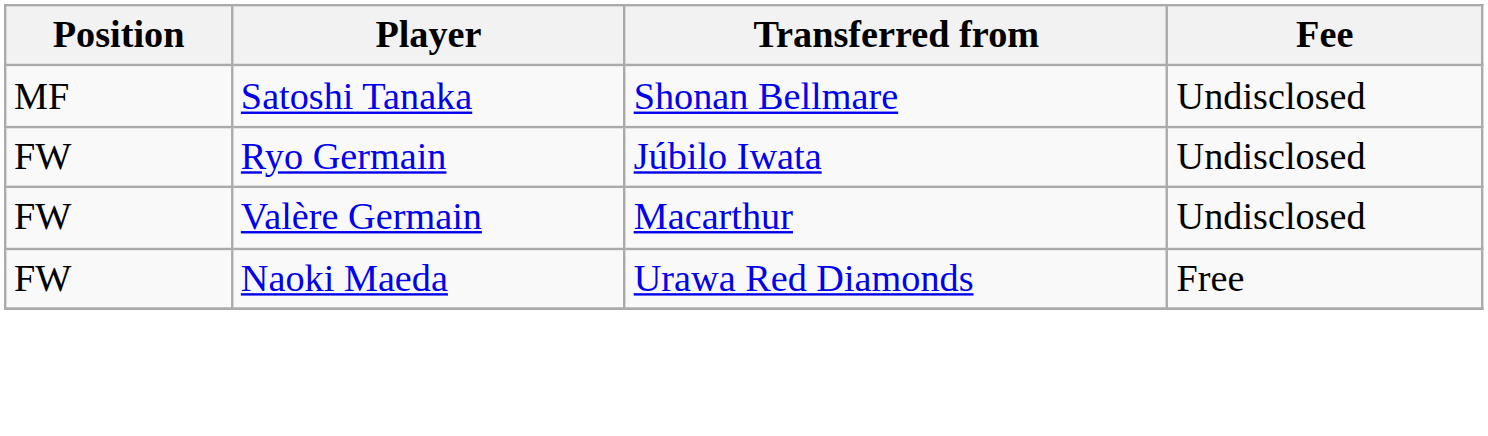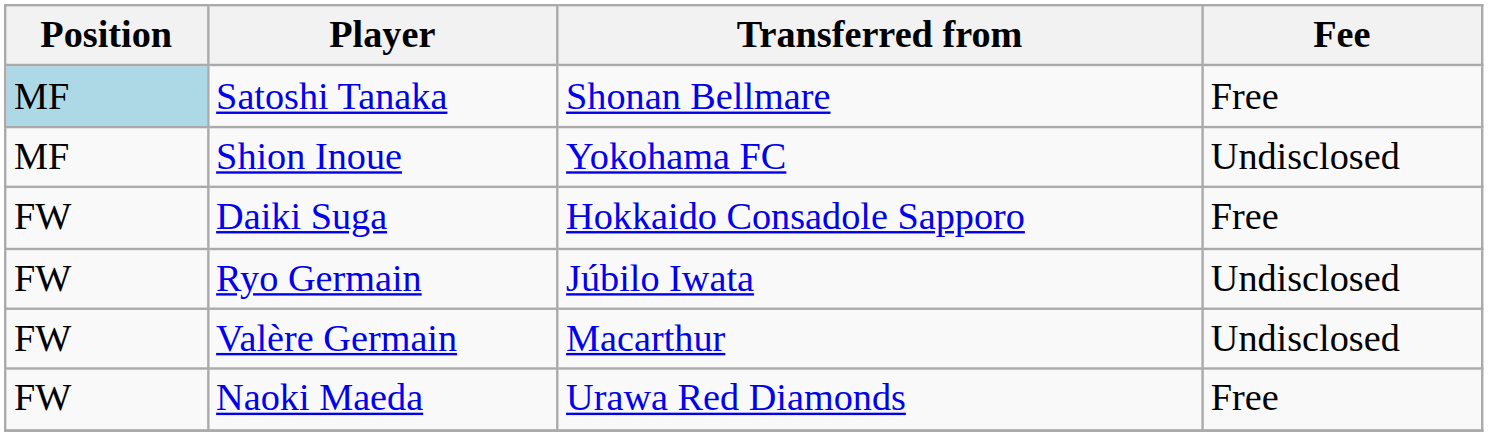(42, 95) no background -> (42, 95) lightblue background
(1271, 95) Undisclosed -> (1245, 95) Free
+ row: (309, 156)
+ row: (302, 216)
